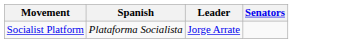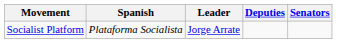+ column: (265, 13)
